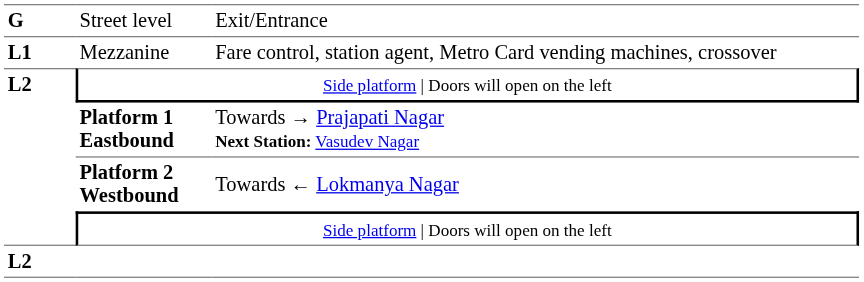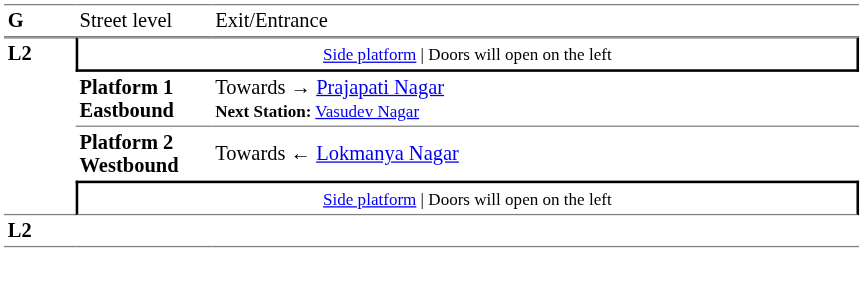- row: (124, 52)
